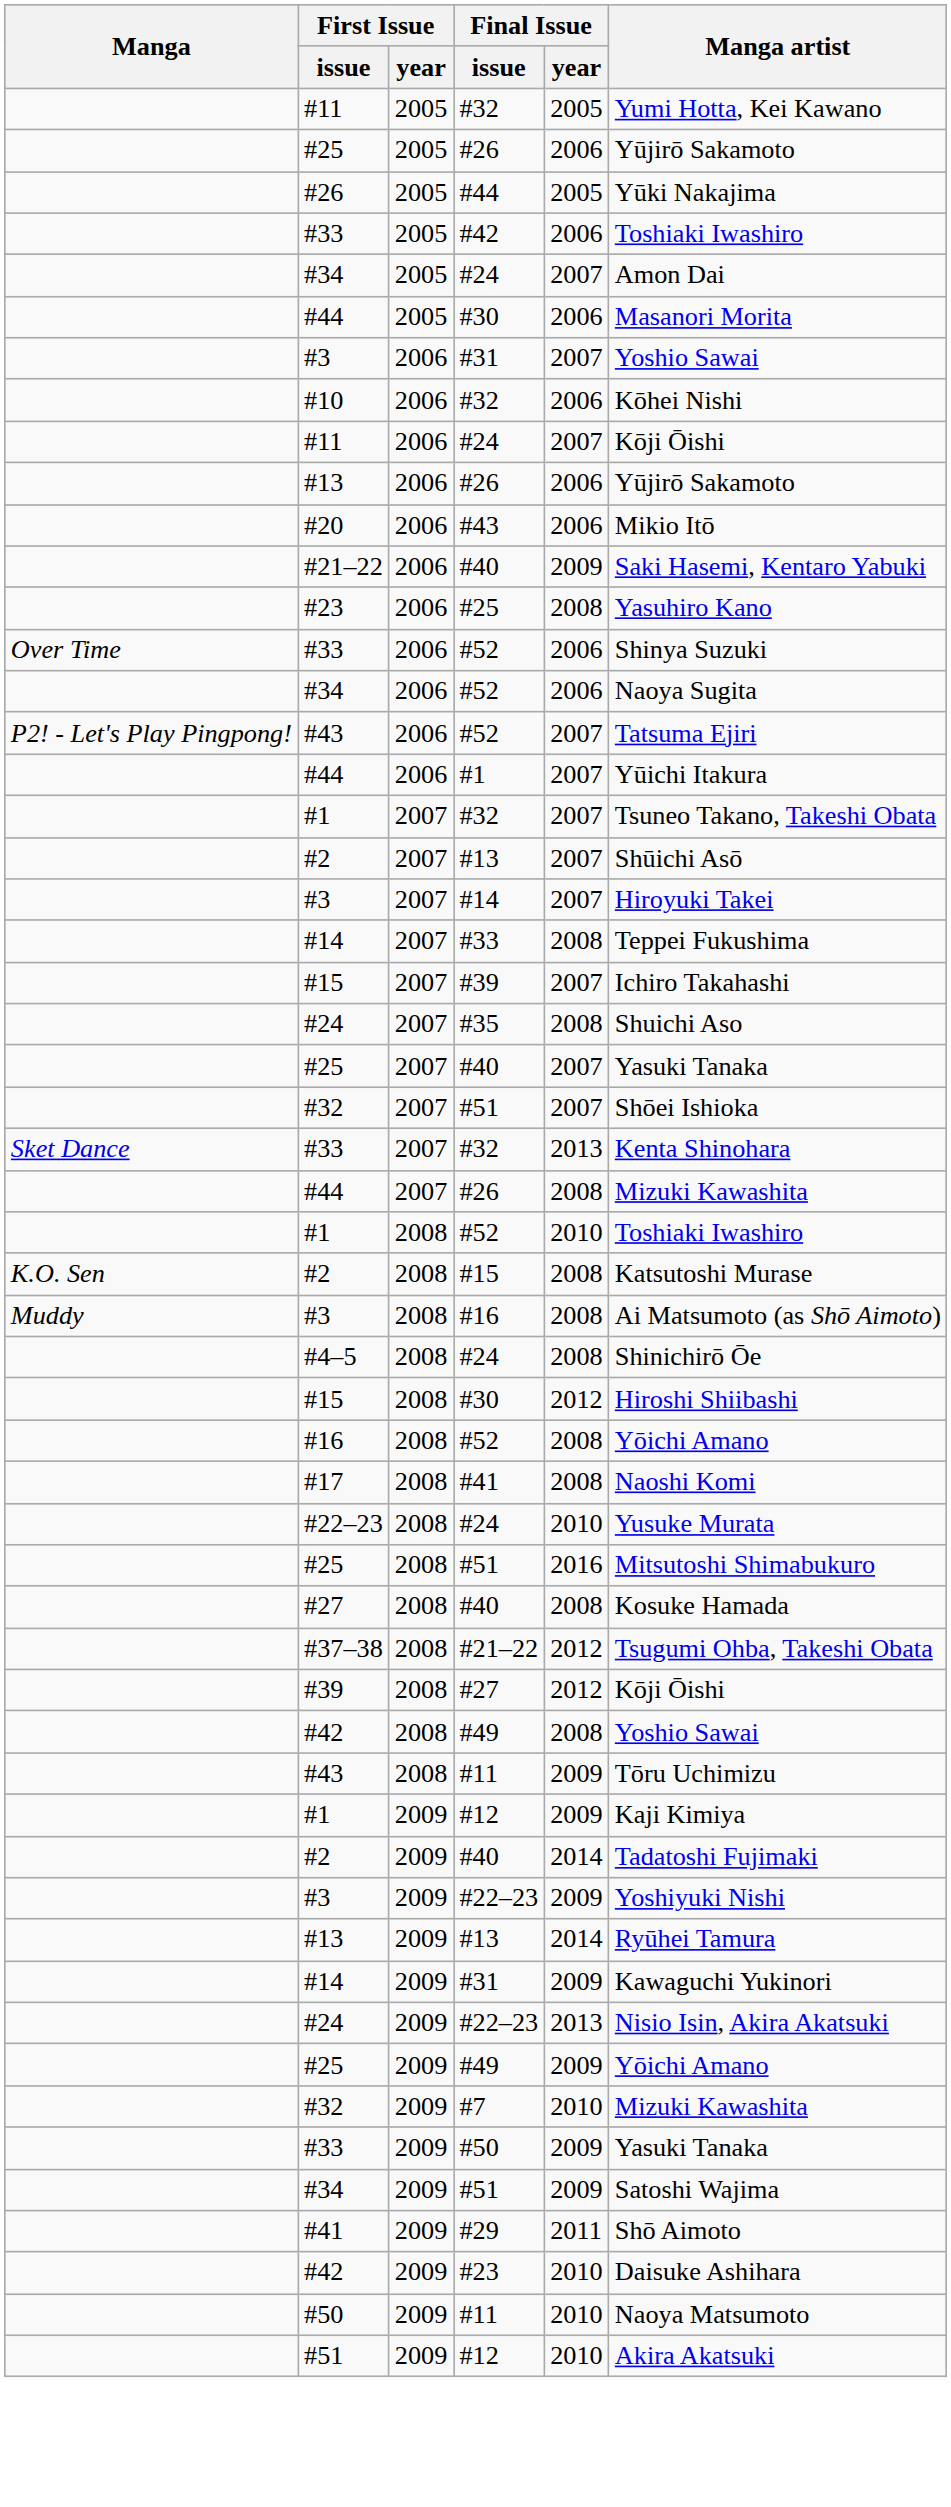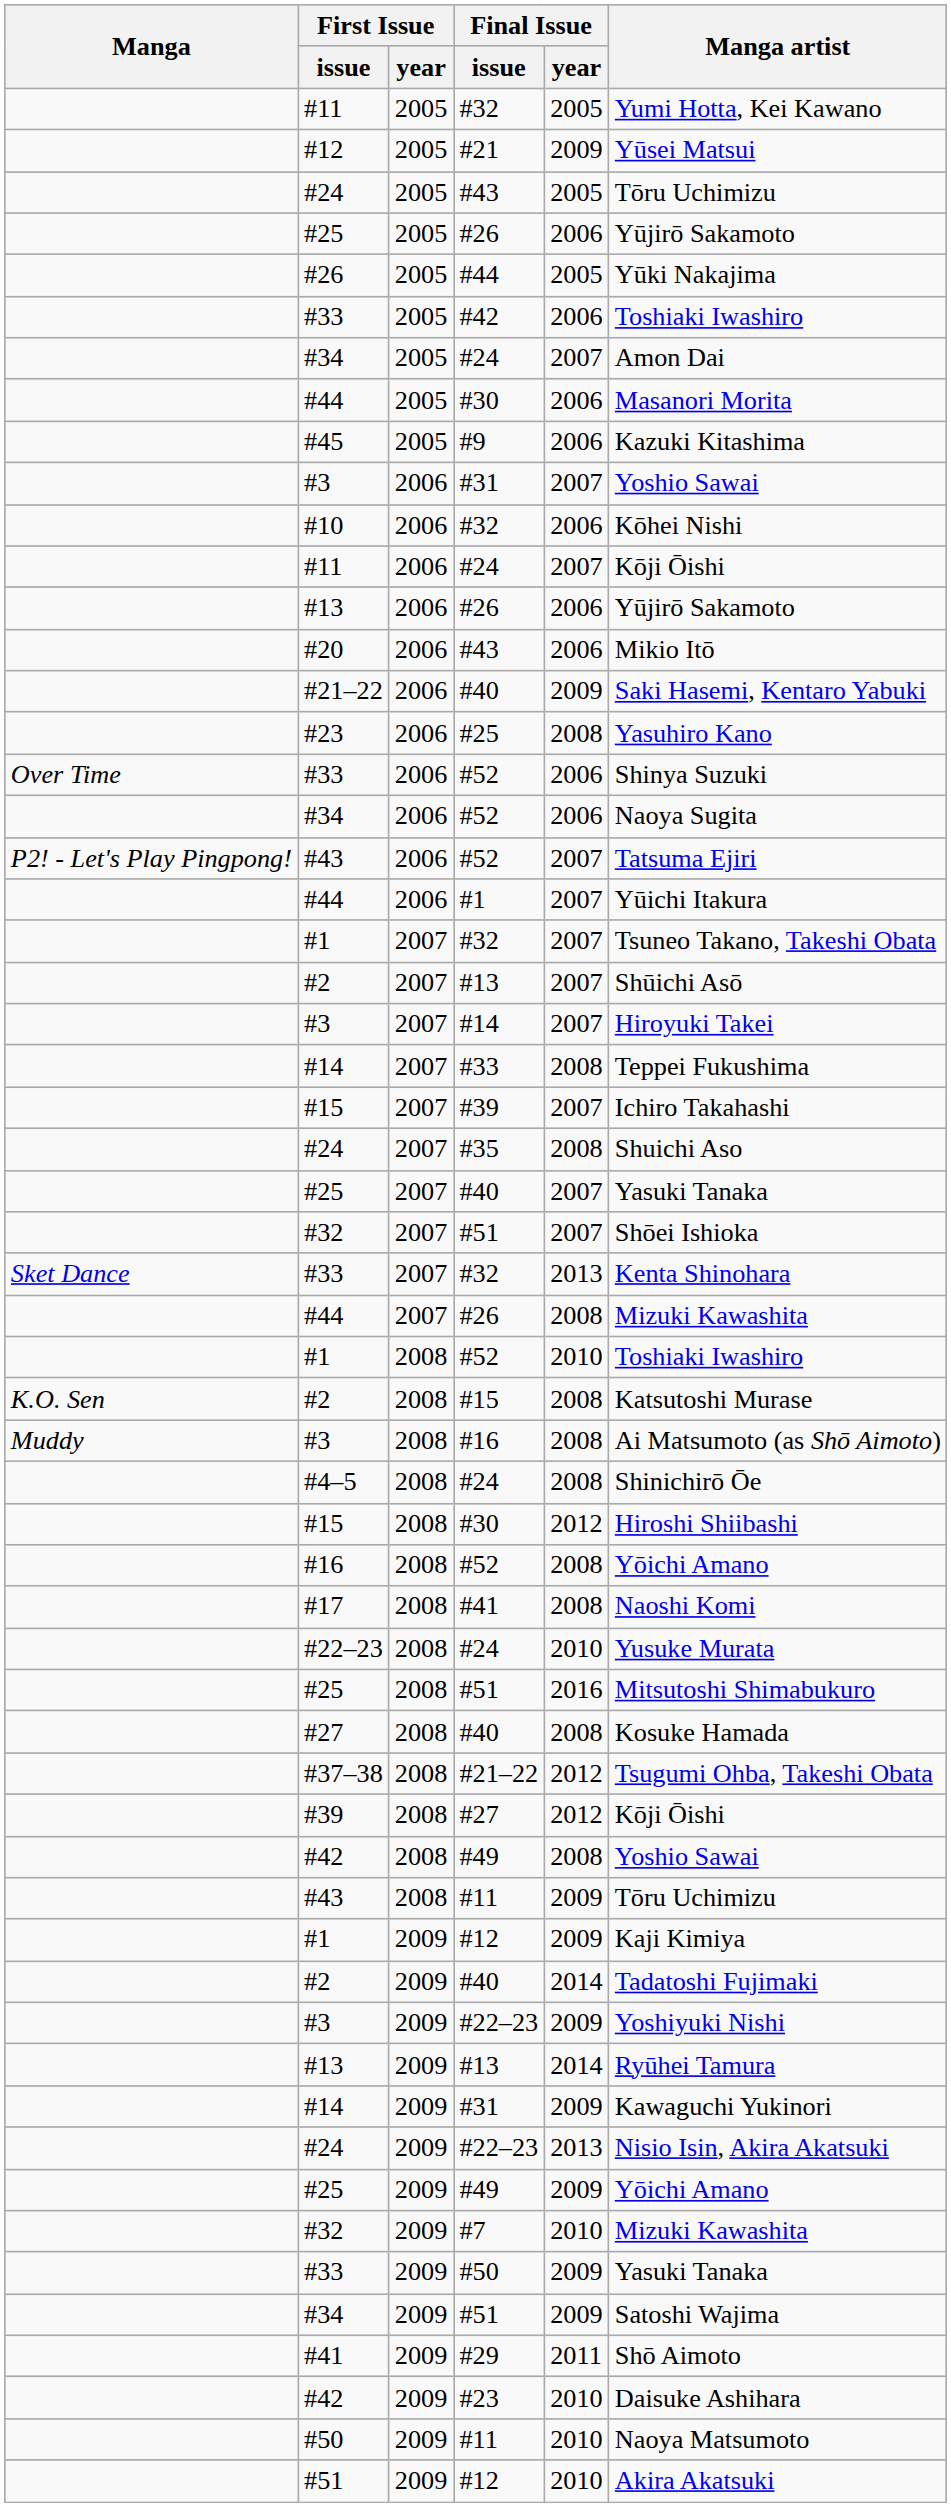+ row: (324, 150)
+ row: (324, 191)
+ row: (324, 441)
